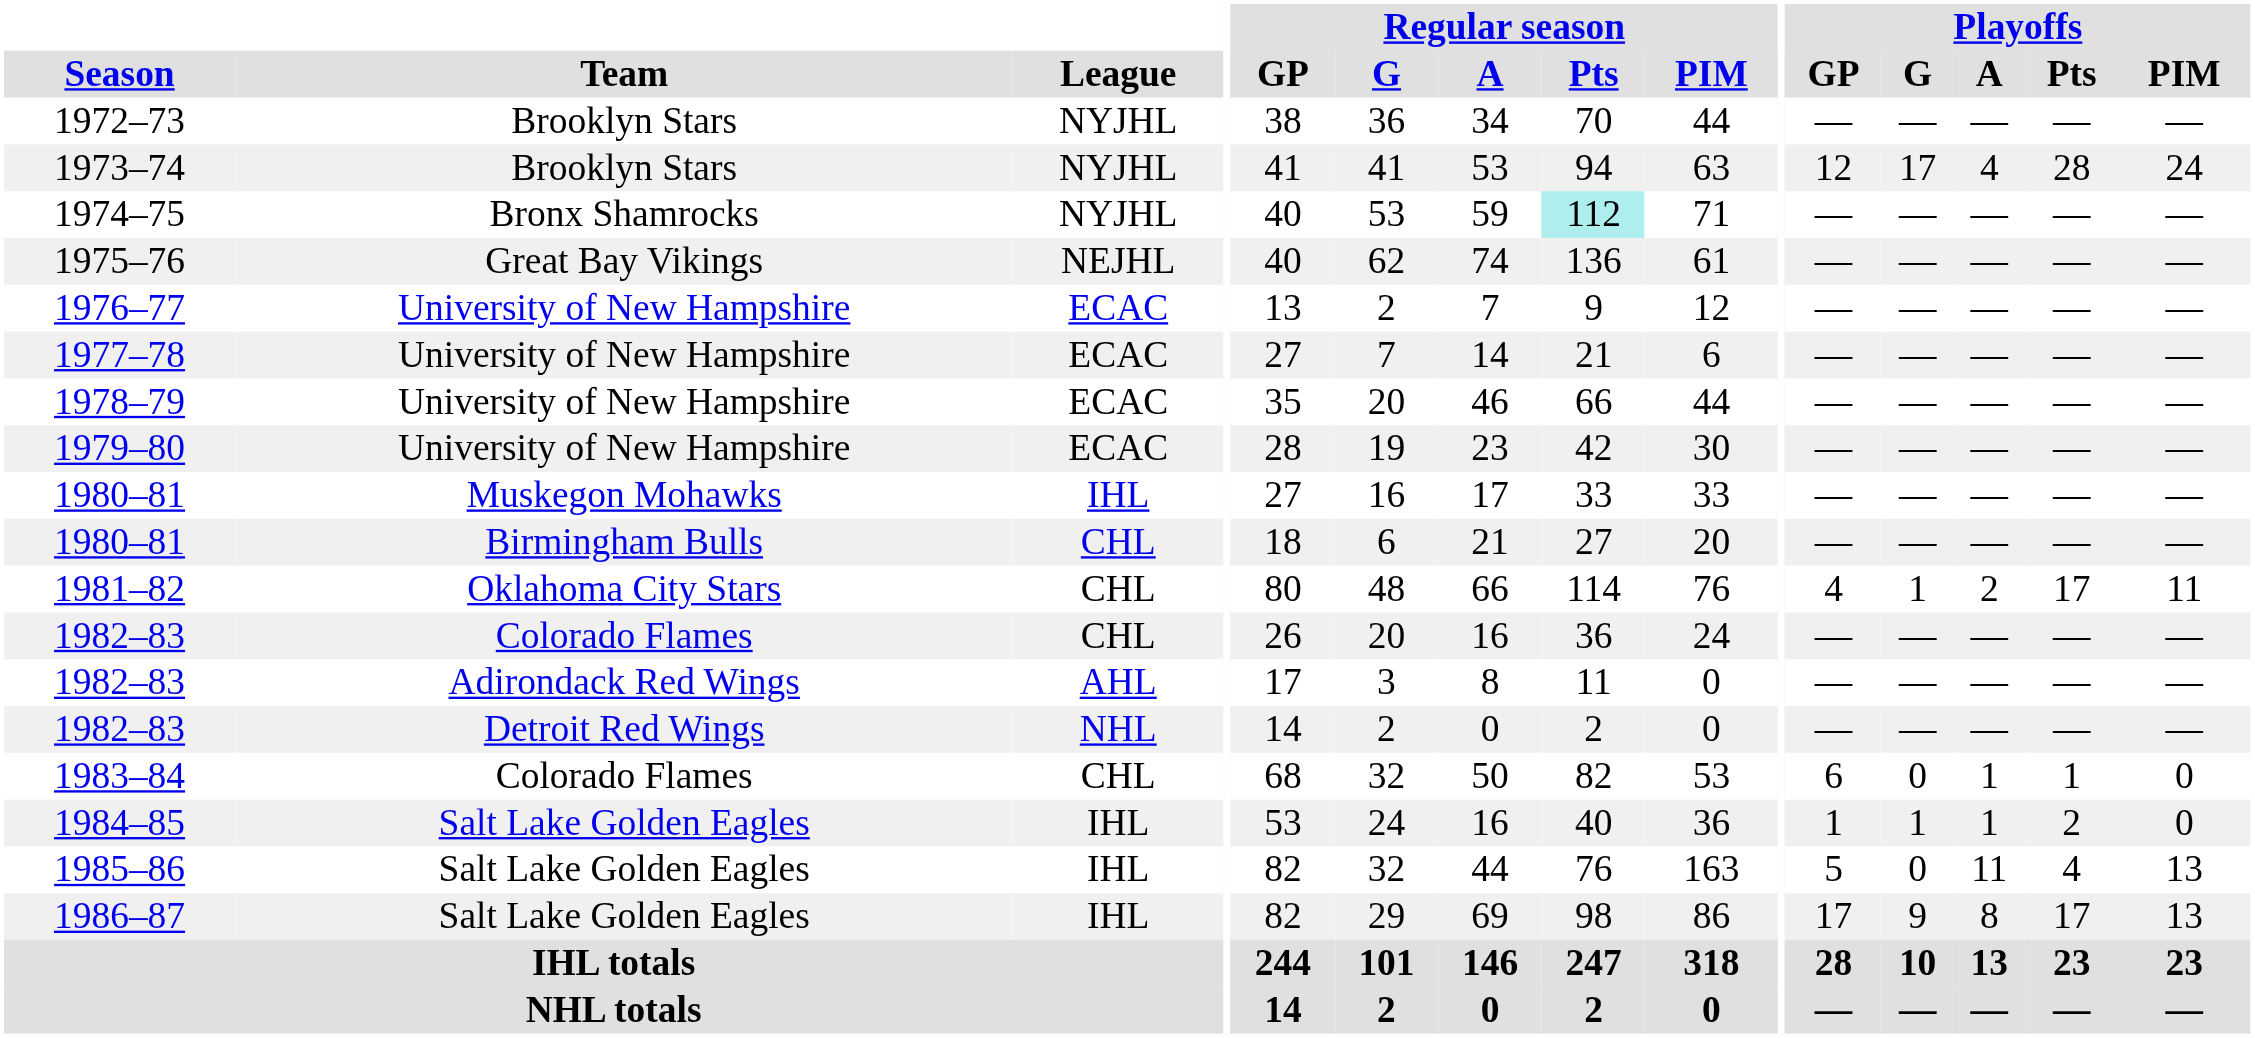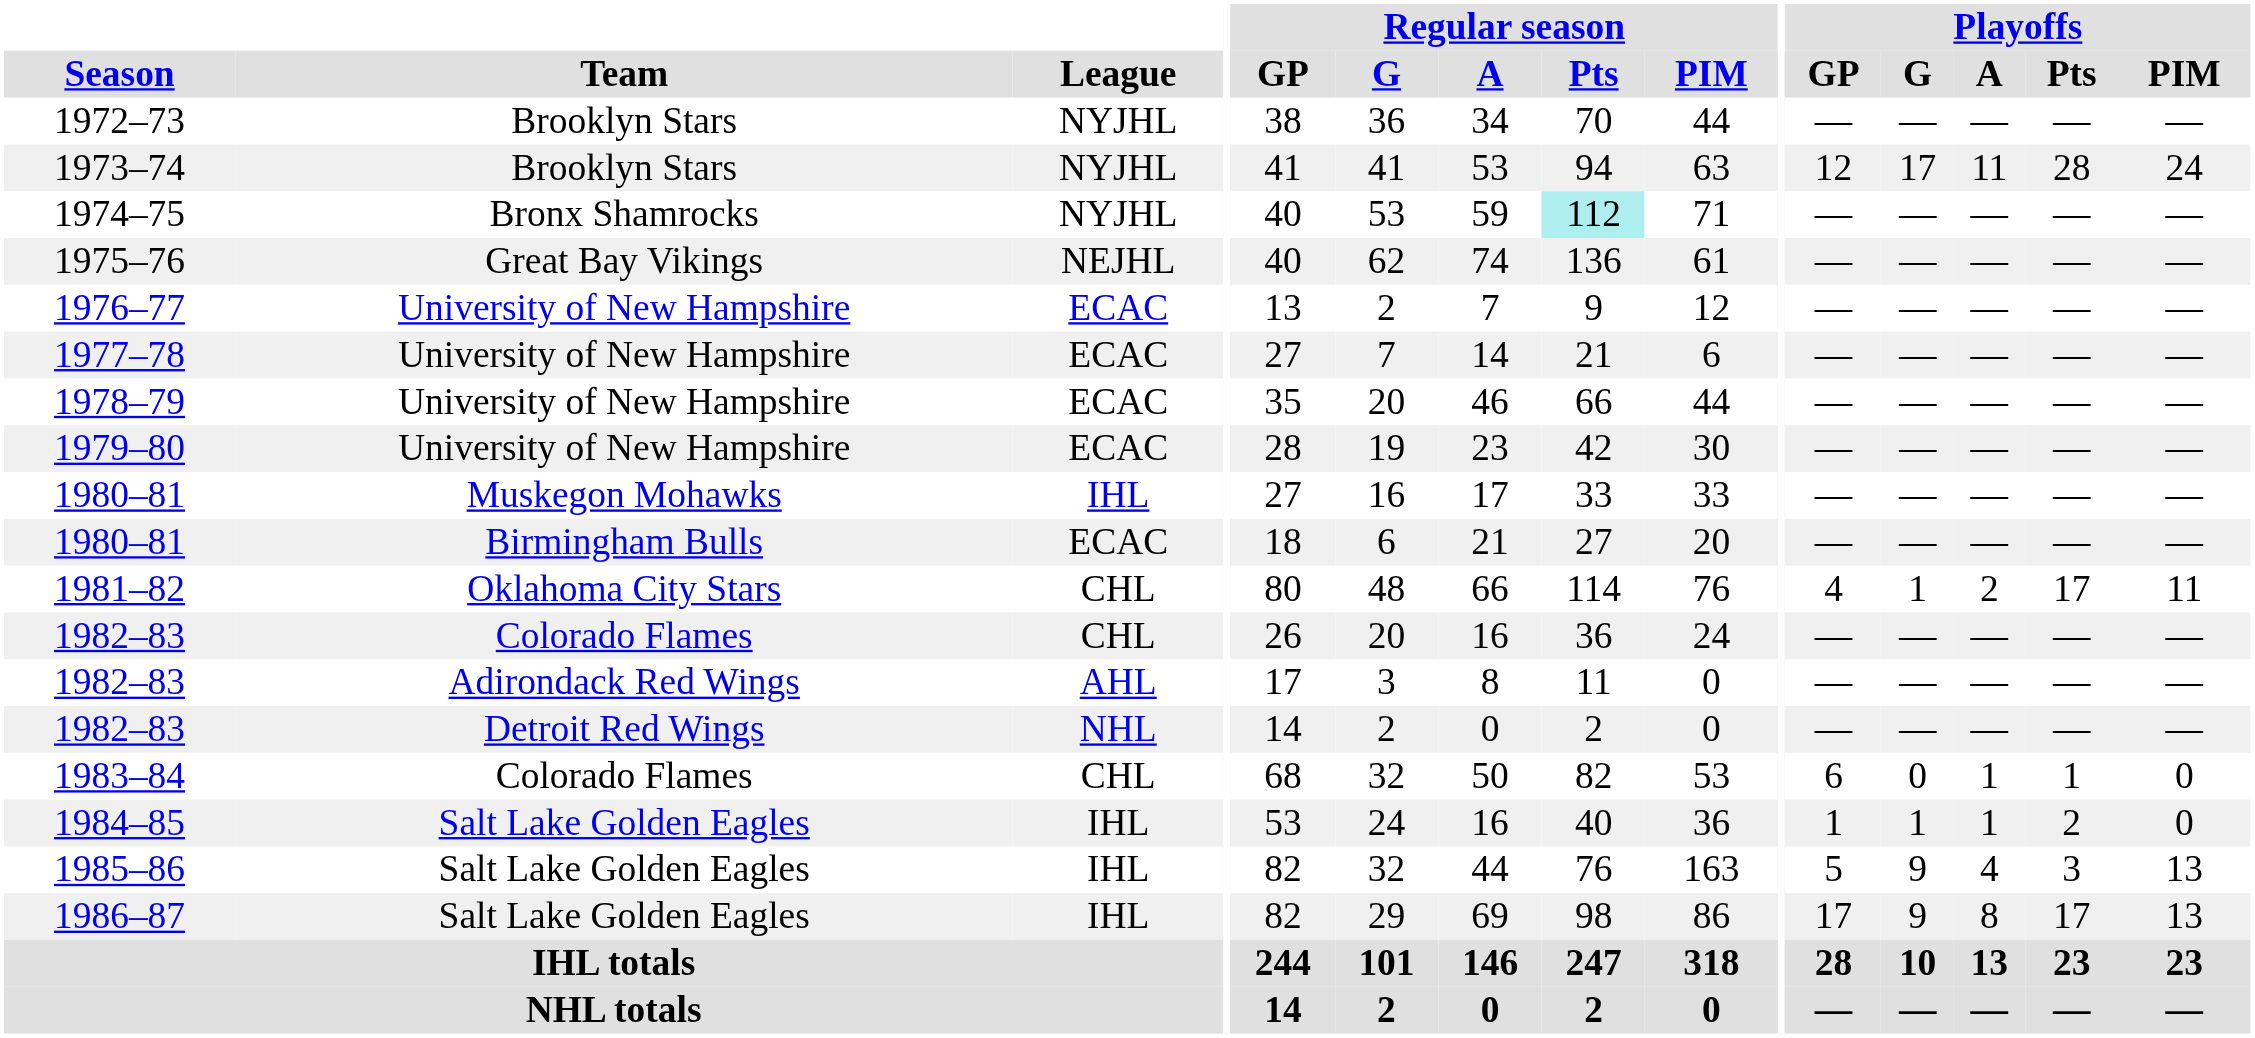(1989, 167) 4 -> (1989, 167) 11
(1118, 541) CHL -> (1118, 541) ECAC
(1918, 869) 0 -> (1918, 869) 9
(1989, 869) 11 -> (1989, 869) 4
(2072, 869) 4 -> (2072, 869) 3
